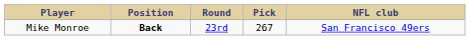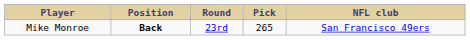(264, 28) 267 -> (264, 28) 265
